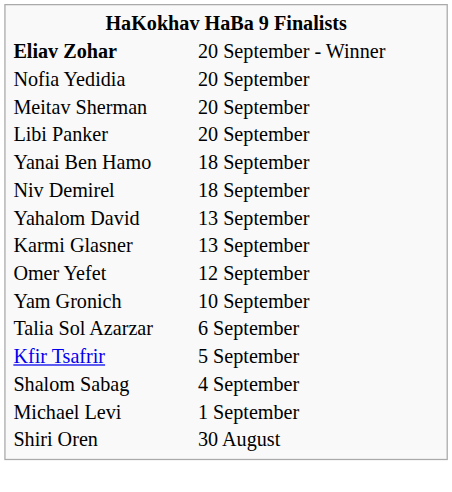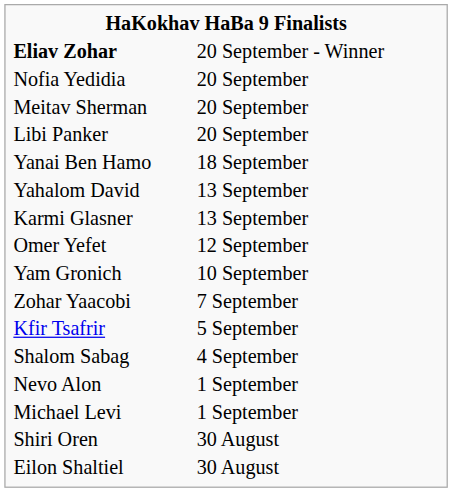- row: (64, 190)
+ row: (72, 301)
- row: (83, 329)
+ row: (57, 384)
+ row: (69, 467)
